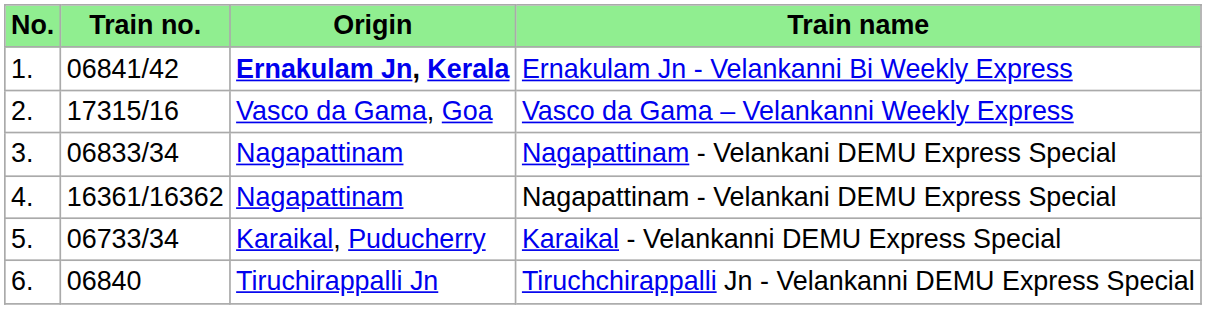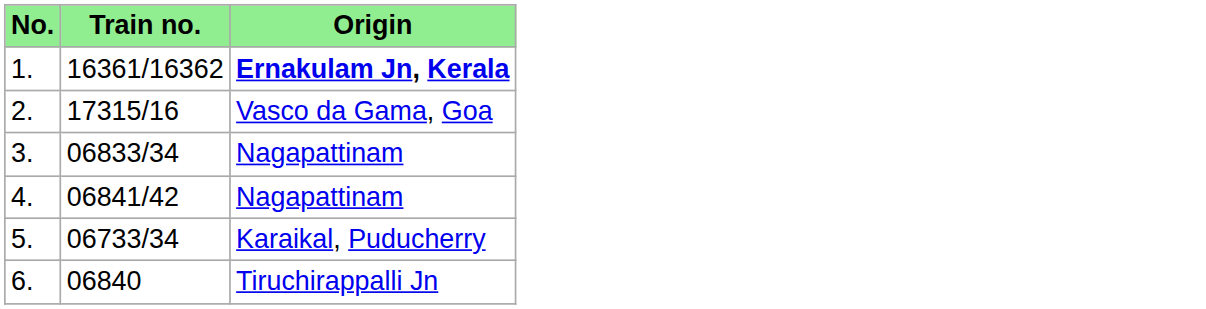- column: (858, 25)
(123, 68) 06841/42 -> (145, 68) 16361/16362
(145, 196) 16361/16362 -> (123, 196) 06841/42
